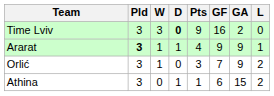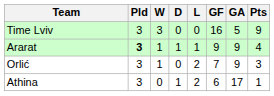columns swapped: (260, 13) <-> (199, 13)
(178, 30) bold -> (178, 30) normal
(240, 30) 2 -> (237, 30) 5
(240, 82) 15 -> (237, 82) 17
